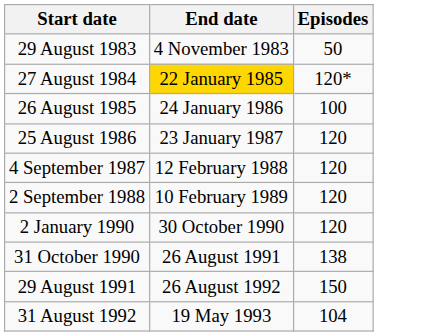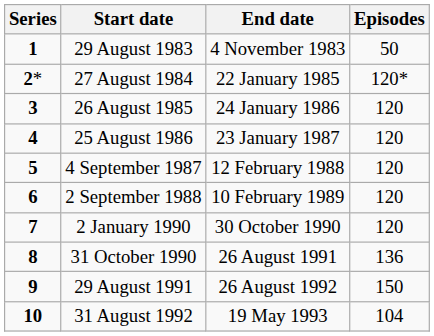+ column: (33, 19)
(221, 78) gold background -> (278, 78) no background
(333, 108) 100 -> (389, 108) 120
(333, 256) 138 -> (389, 256) 136
